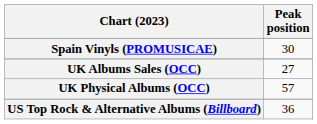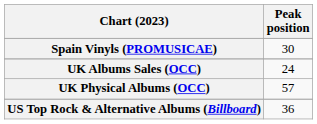(288, 68) 27 -> (288, 68) 24
